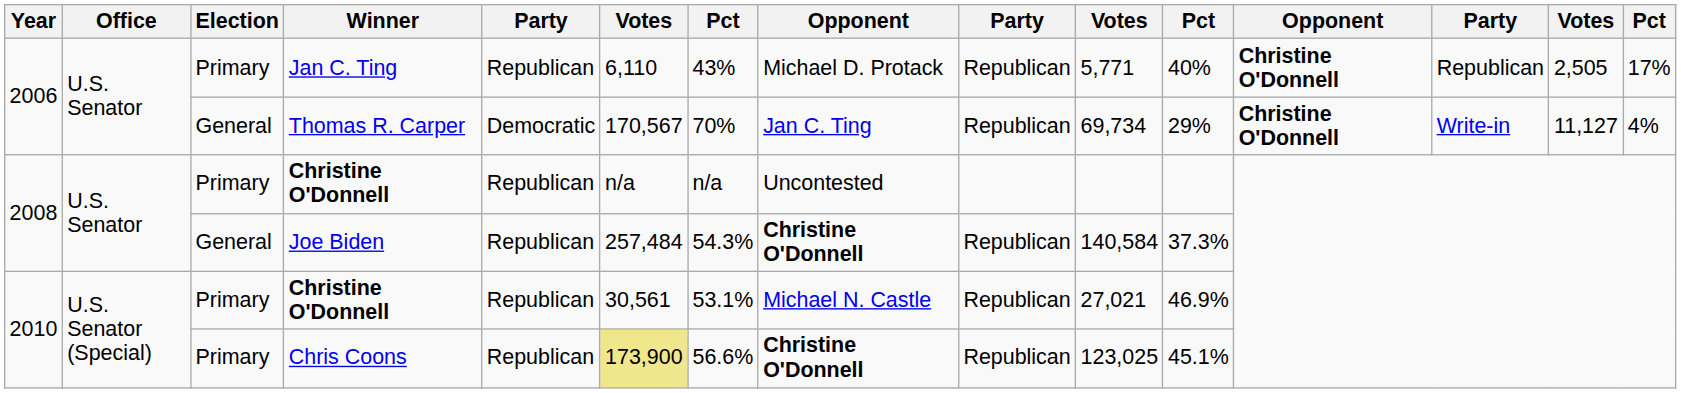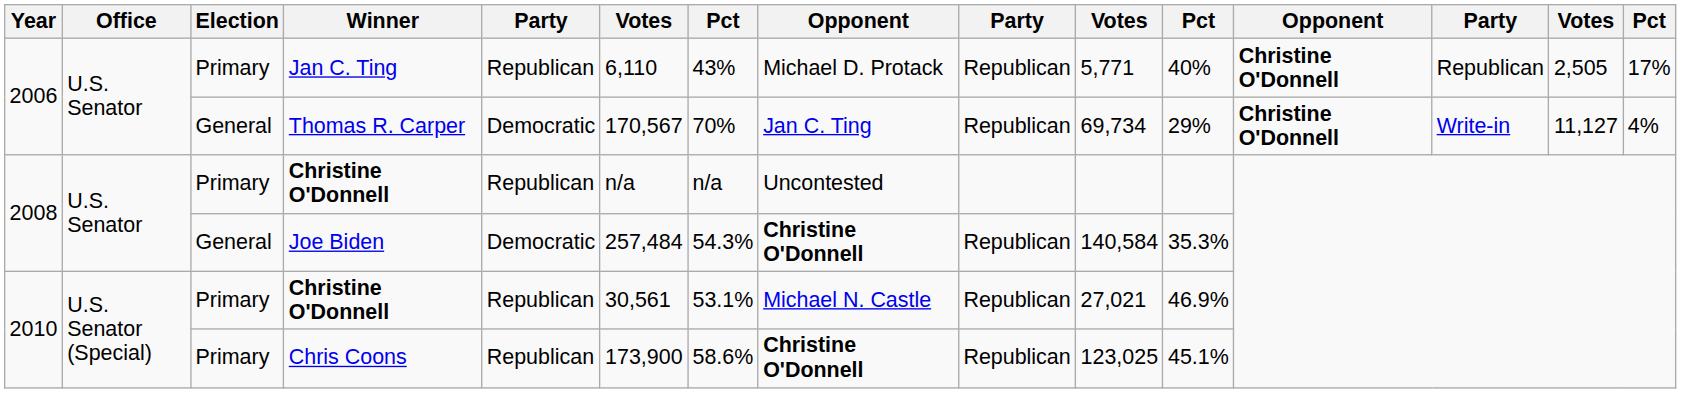(540, 241) Republican -> (541, 241) Democratic
(1198, 241) 37.3% -> (1198, 241) 35.3%
(644, 358) khaki background -> (644, 358) no background
(723, 358) 56.6% -> (723, 358) 58.6%
